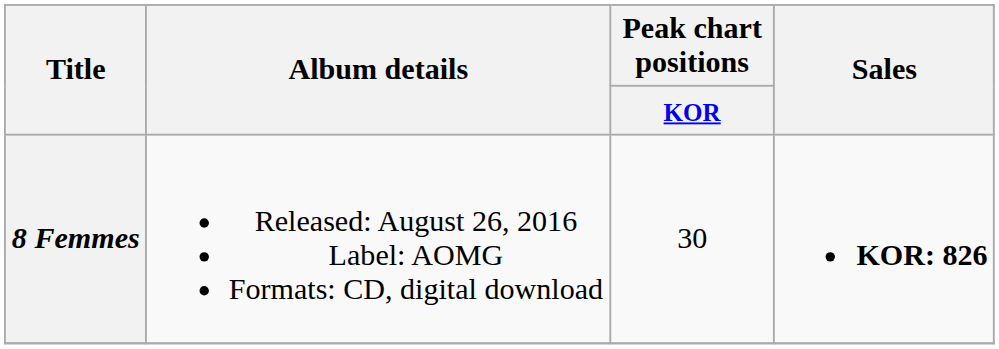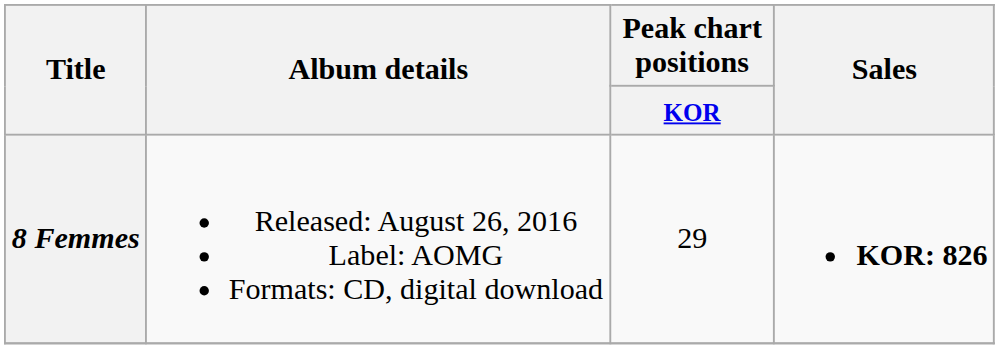(692, 238) 30 -> (692, 238) 29
